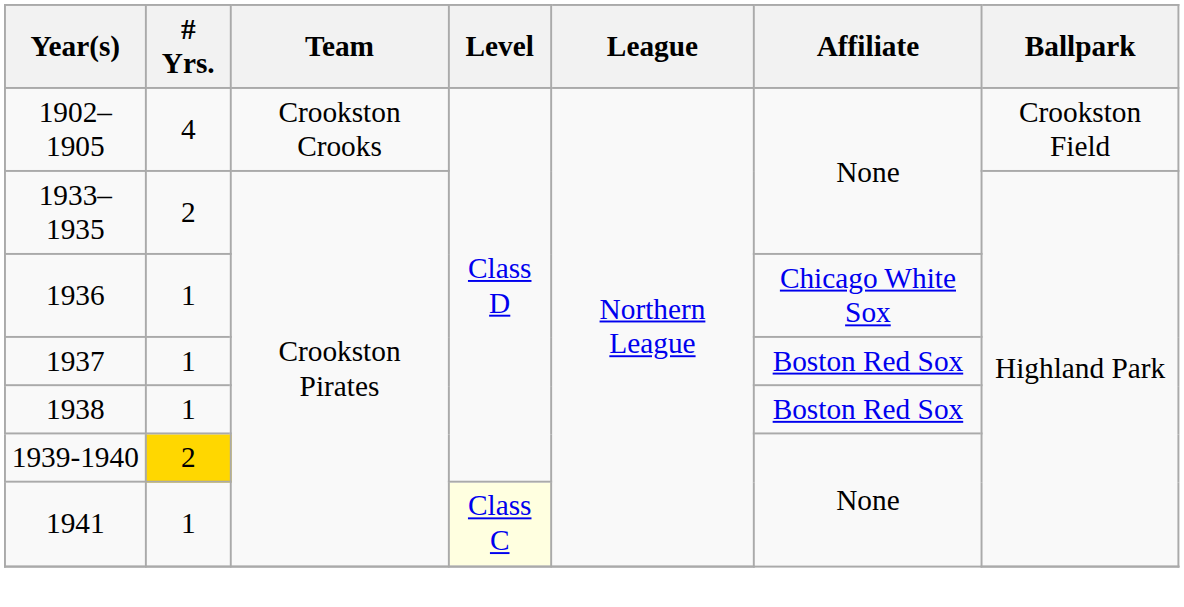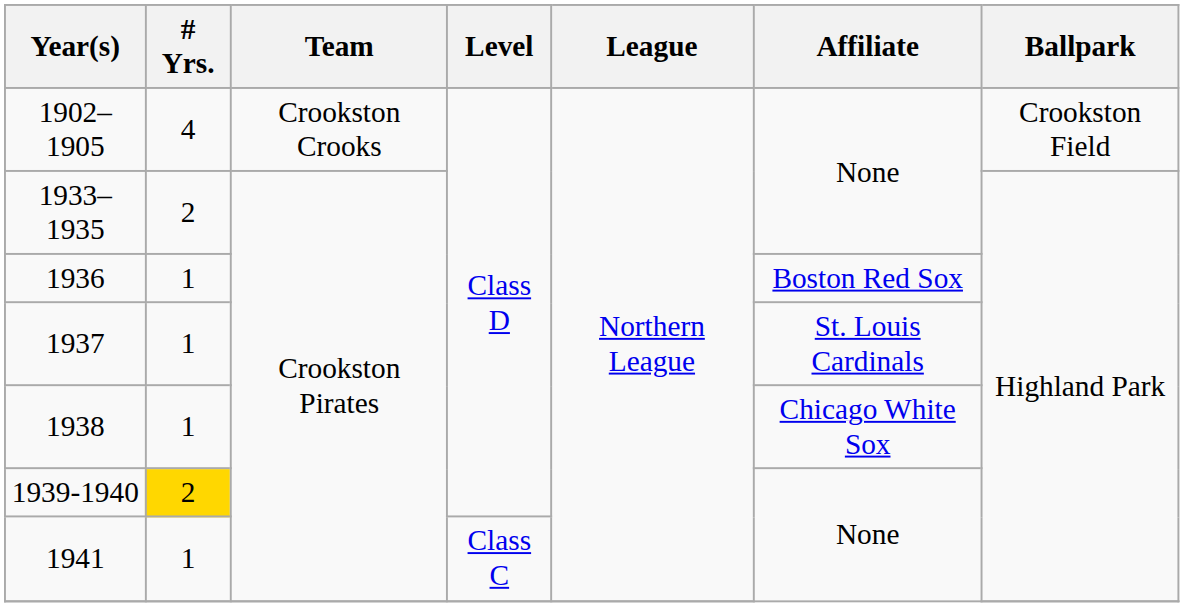(868, 295) Chicago White Sox -> (868, 278) Boston Red Sox
(868, 361) Boston Red Sox -> (868, 343) St. Louis Cardinals
(868, 409) Boston Red Sox -> (868, 427) Chicago White Sox
(500, 523) lightyellow background -> (499, 558) no background
